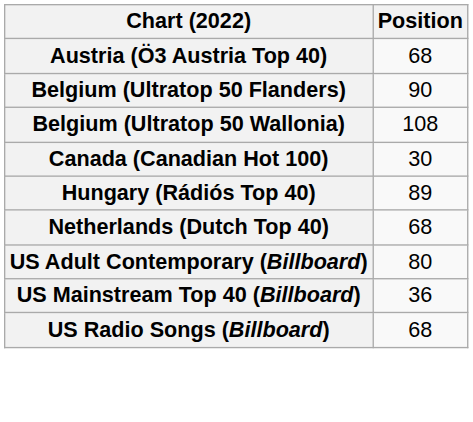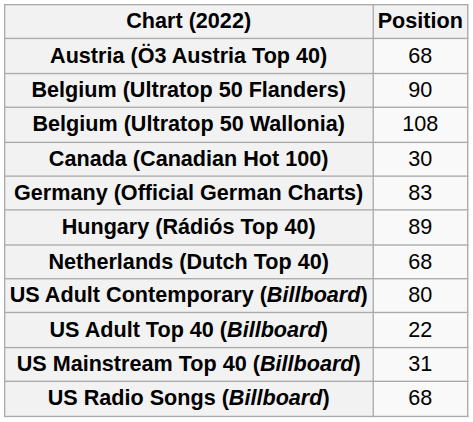+ row: (189, 192)
+ row: (189, 329)
(420, 295) 36 -> (420, 364) 31
